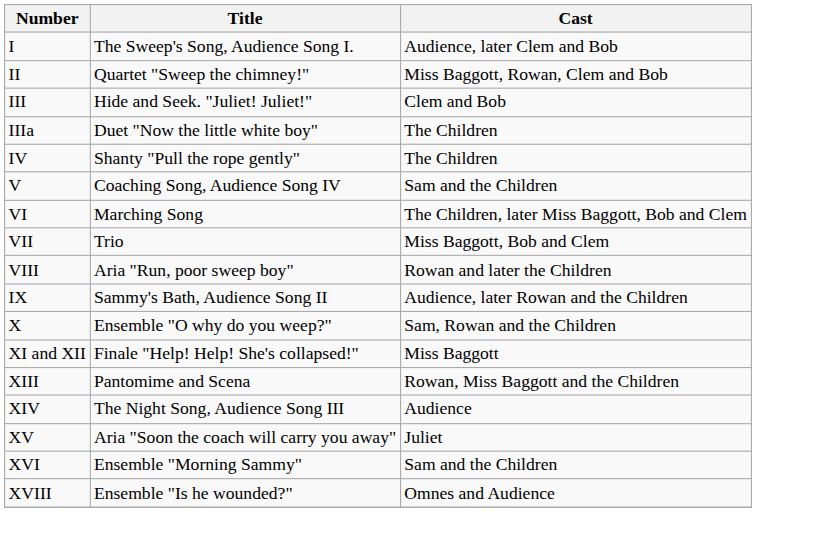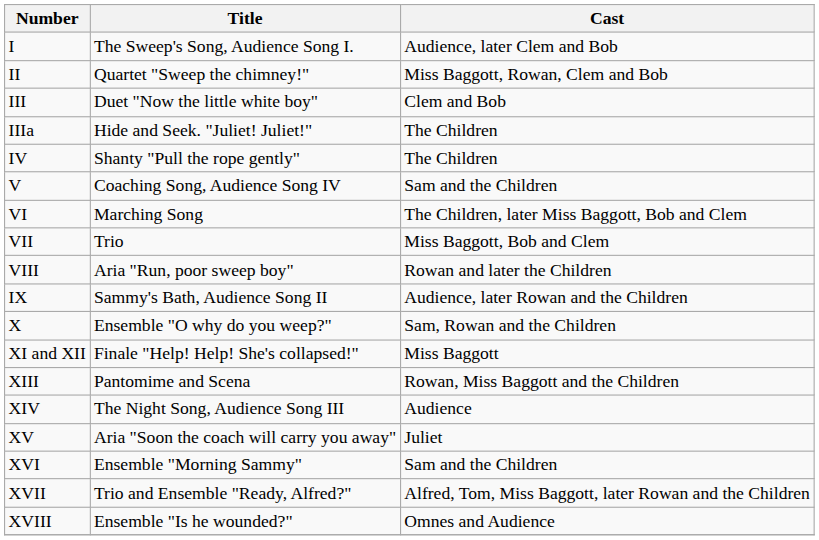(203, 102) Hide and Seek. "Juliet! Juliet!" -> (206, 102) Duet "Now the little white boy"
(206, 130) Duet "Now the little white boy" -> (203, 130) Hide and Seek. "Juliet! Juliet!"
+ row: (27, 492)
